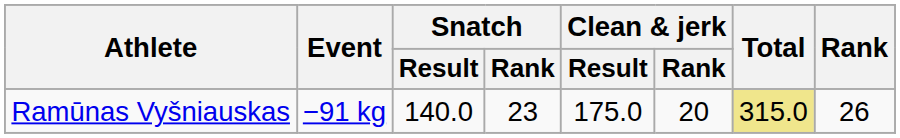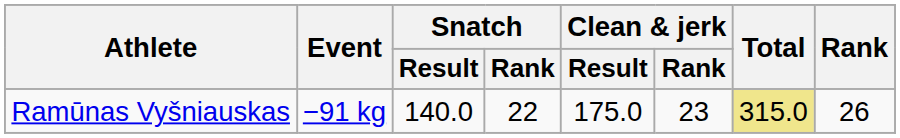(523, 112) 23 -> (523, 112) 22
(694, 112) 20 -> (694, 112) 23
